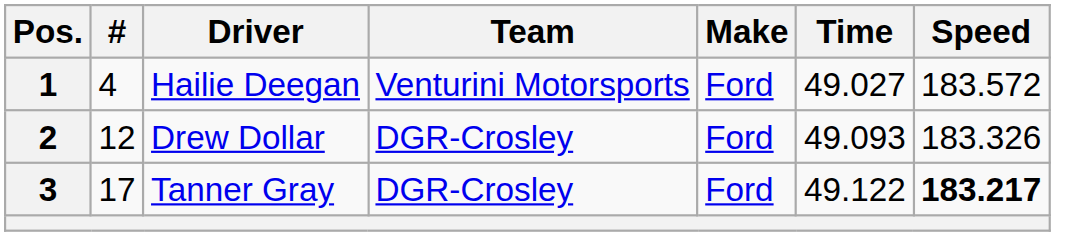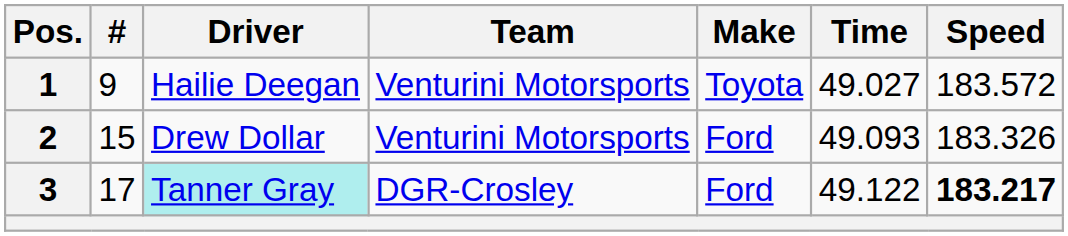(108, 84) 4 -> (108, 84) 9
(739, 84) Ford -> (754, 84) Toyota
(117, 137) 12 -> (117, 137) 15
(474, 137) DGR-Crosley -> (533, 137) Venturini Motorsports
(243, 190) no background -> (243, 190) paleturquoise background
